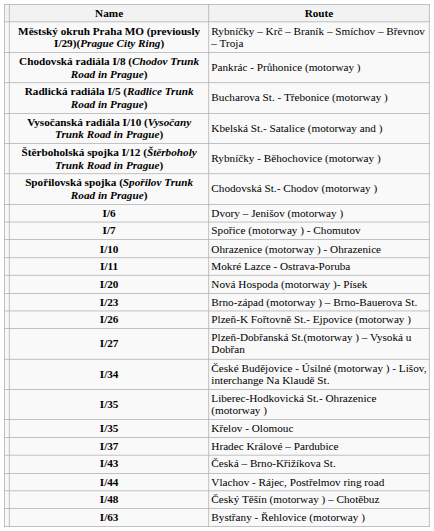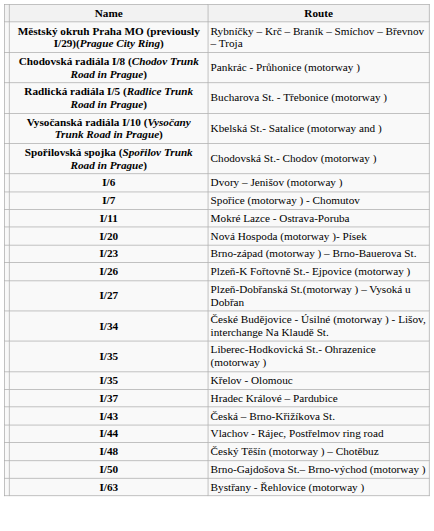- row: (296, 158)
- row: (296, 248)
+ row: (318, 469)
